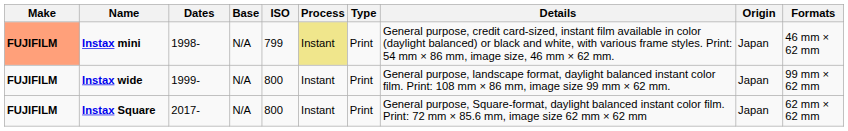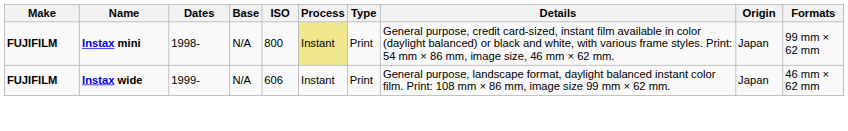(32, 43) lightsalmon background -> (32, 43) no background
(274, 43) 799 -> (274, 43) 800
(807, 43) 46 mm × 62 mm -> (807, 43) 99 mm × 62 mm
(274, 80) 800 -> (274, 80) 606
(807, 80) 99 mm × 62 mm -> (807, 80) 46 mm × 62 mm
- row: (119, 110)
